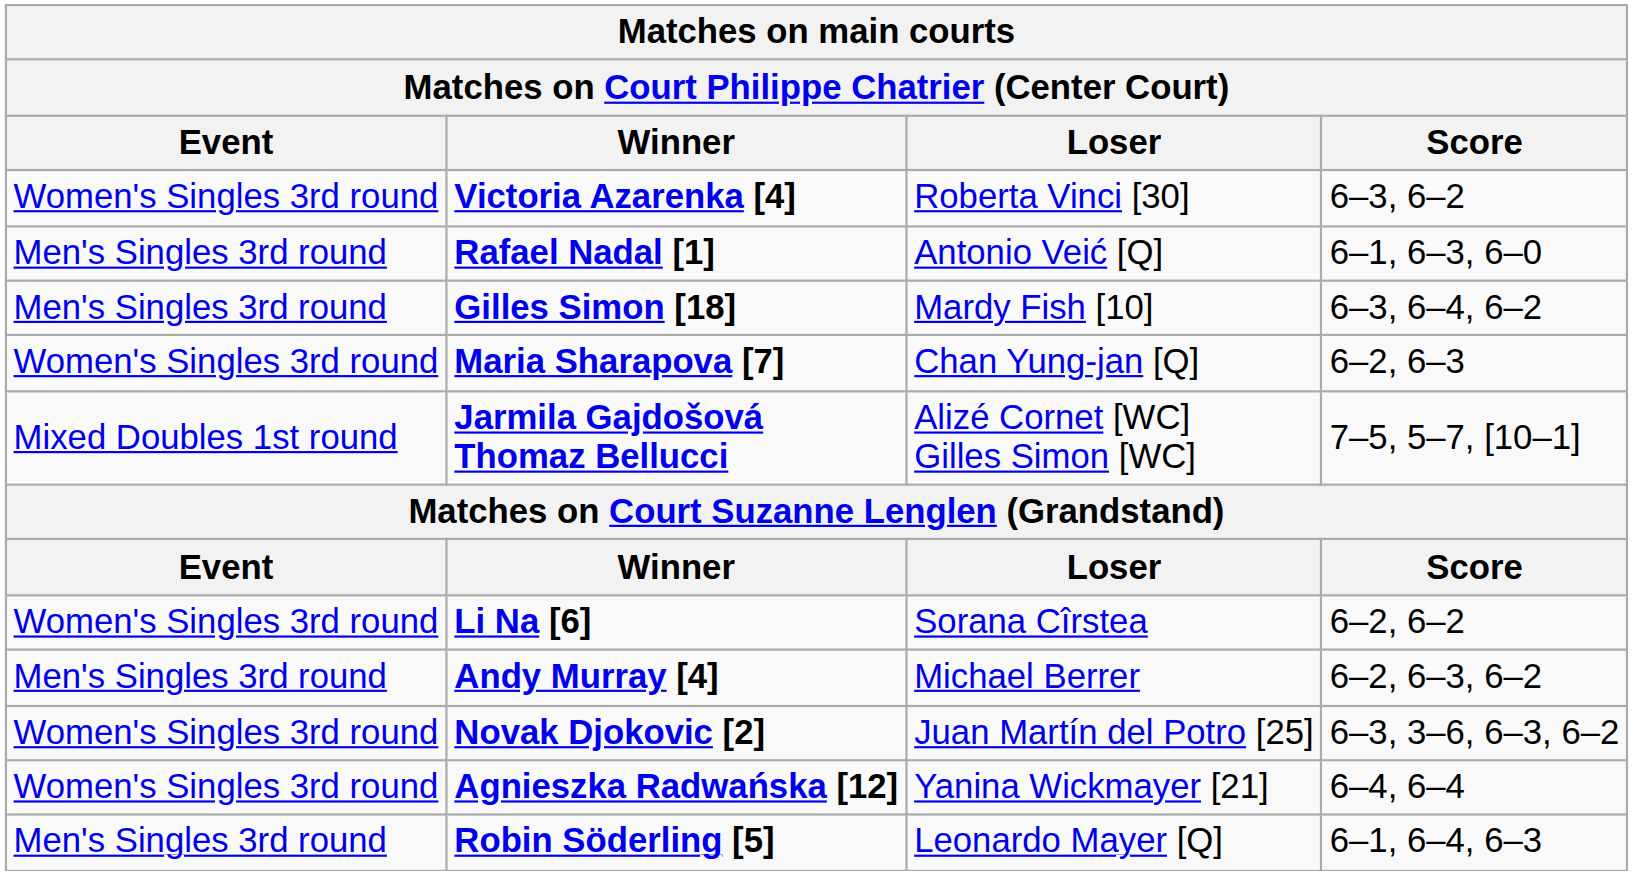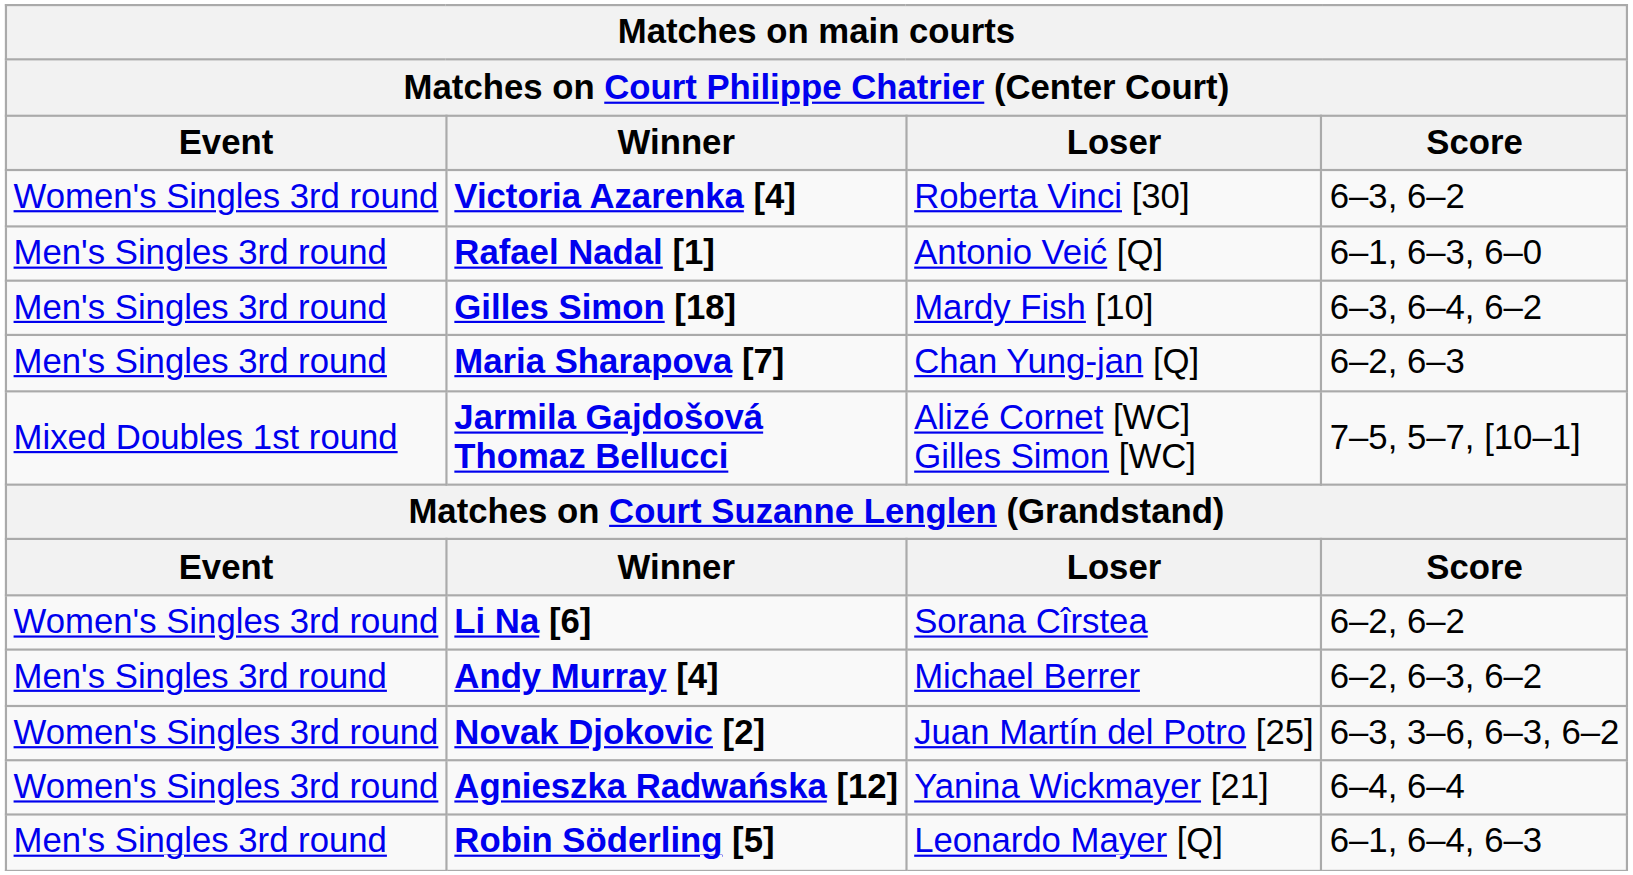(226, 362) Women's Singles 3rd round -> (200, 362) Men's Singles 3rd round
